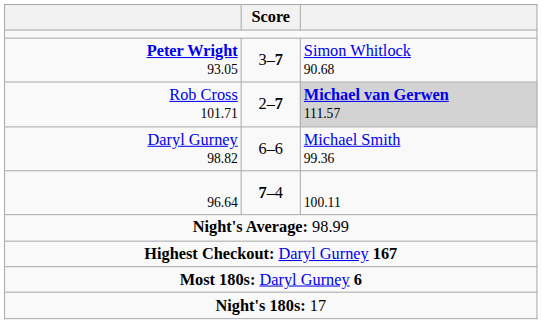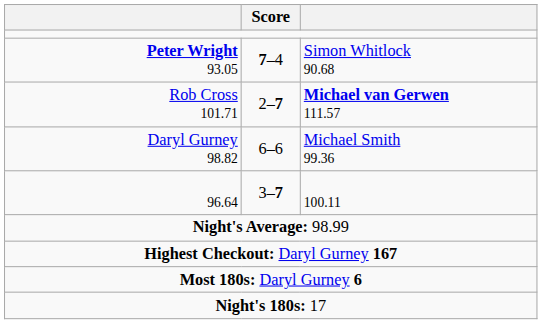(271, 60) 3–7 -> (271, 60) 7–4
(376, 104) lightgrey background -> (376, 104) no background
(271, 192) 7–4 -> (271, 192) 3–7
